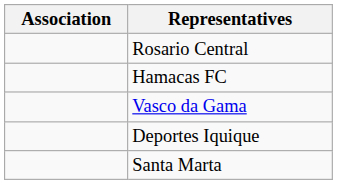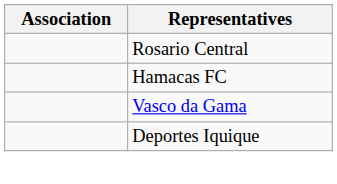- row: (177, 164)
